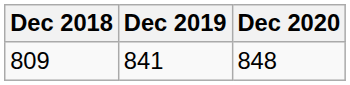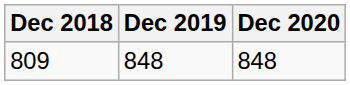(144, 60) 841 -> (144, 60) 848
